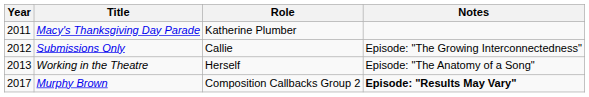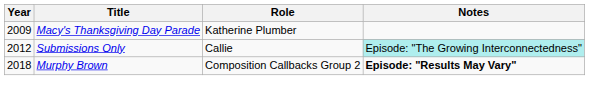(19, 30) 2011 -> (19, 30) 2009
(474, 48) no background -> (474, 48) paleturquoise background
- row: (92, 65)
(19, 83) 2017 -> (19, 65) 2018
